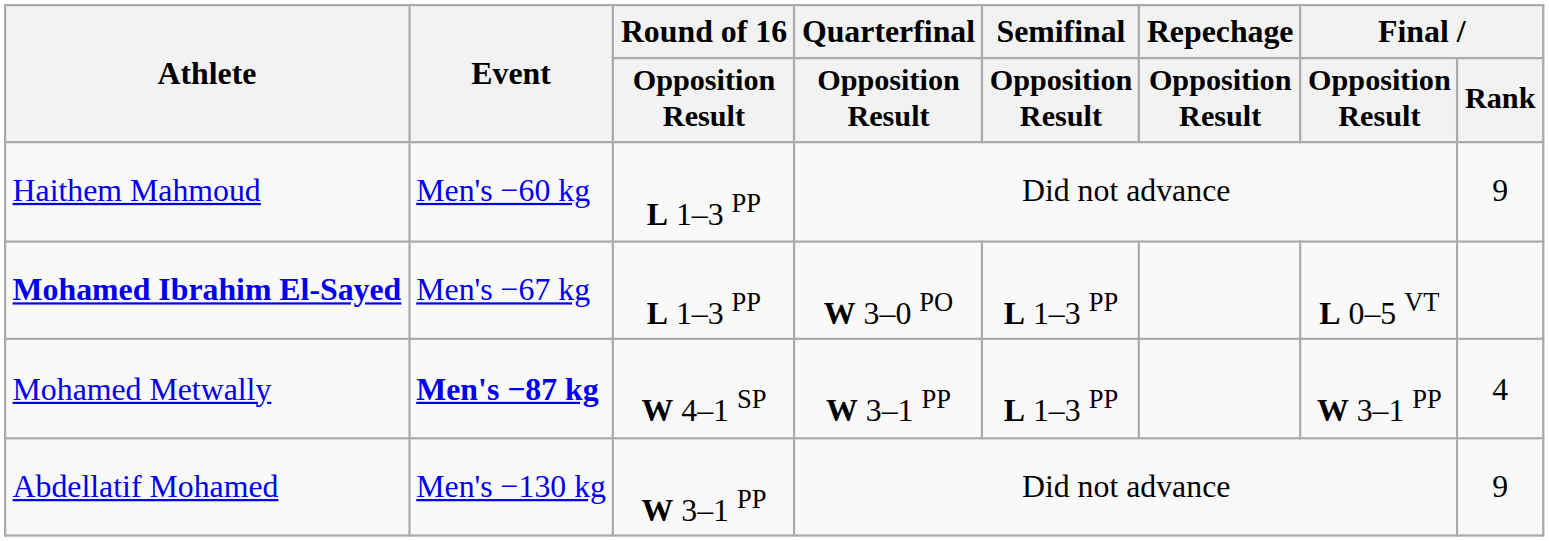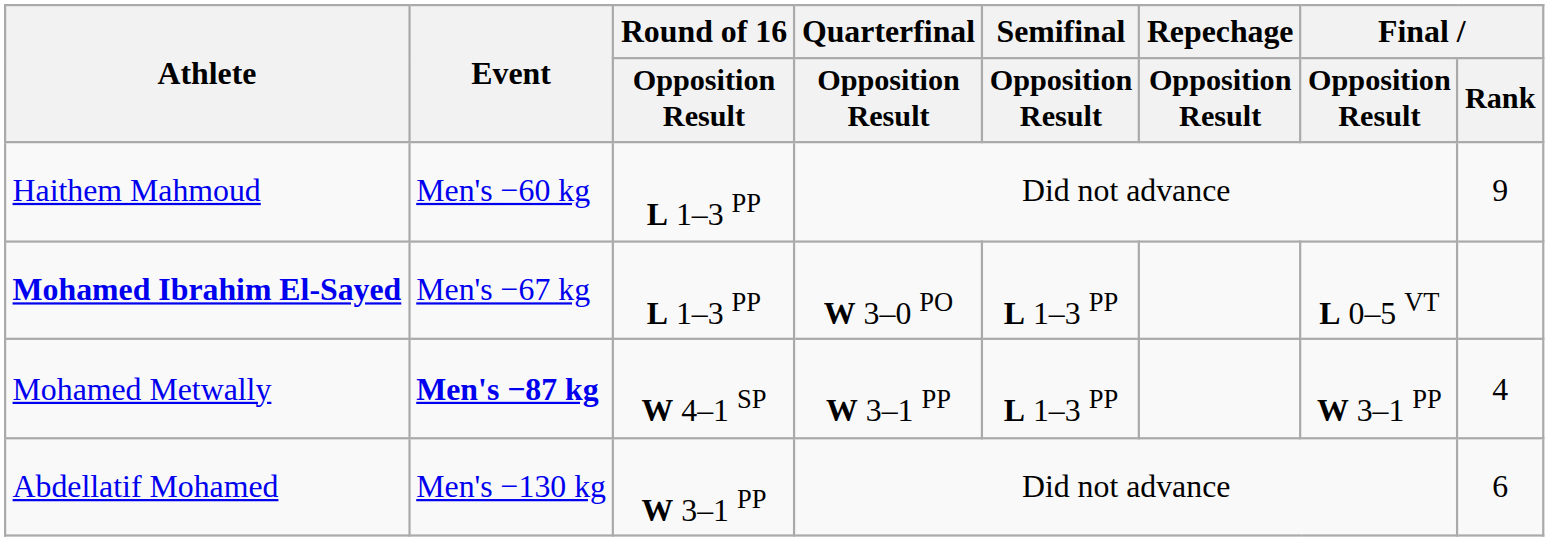(1500, 486) 9 -> (1500, 486) 6
